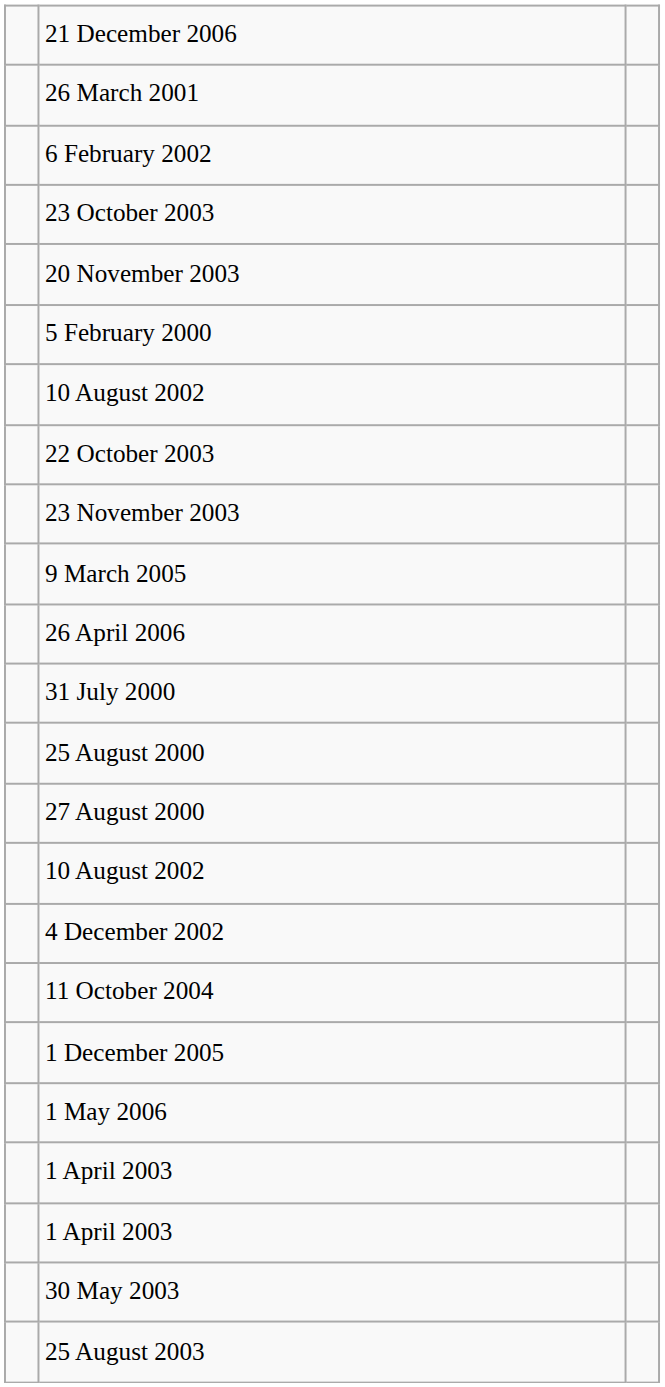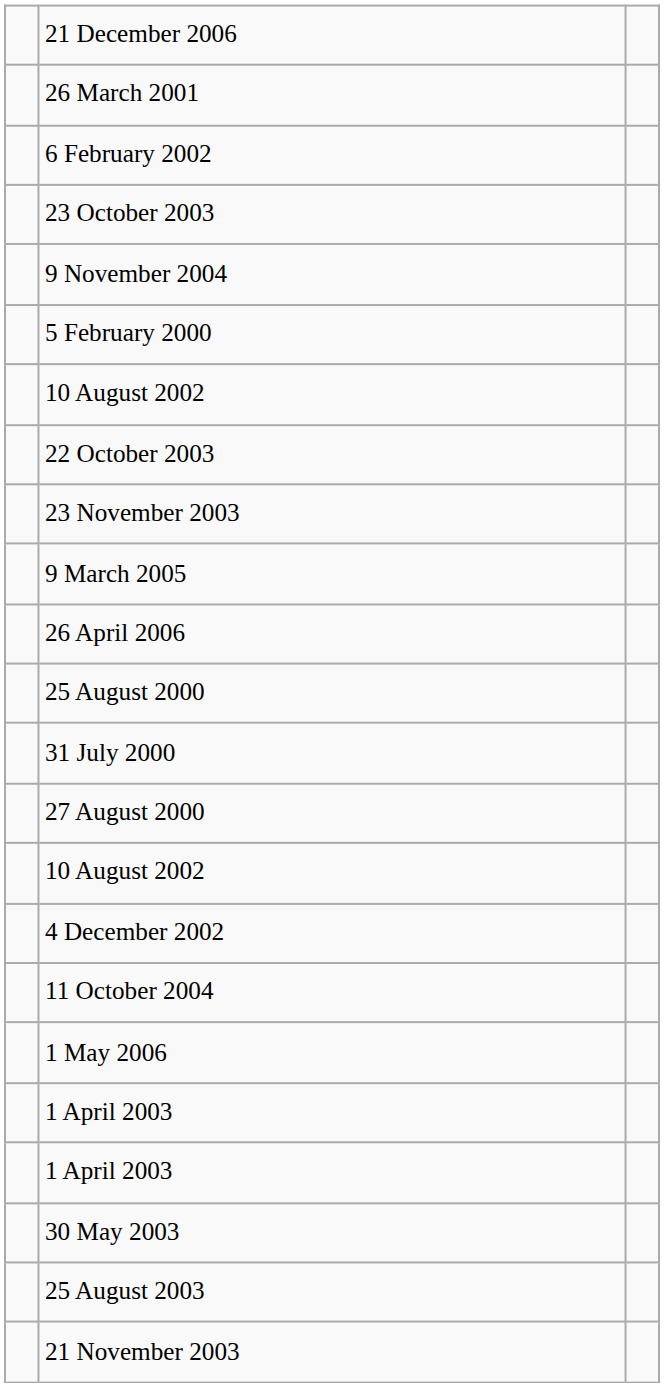- row: (22, 275)
+ row: (22, 275)
rows swapped: (22, 694) <-> (22, 754)
- row: (22, 1053)
+ row: (22, 1352)
